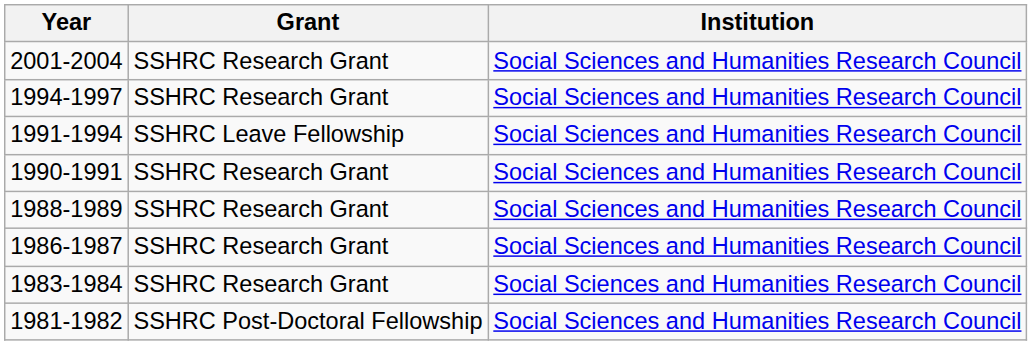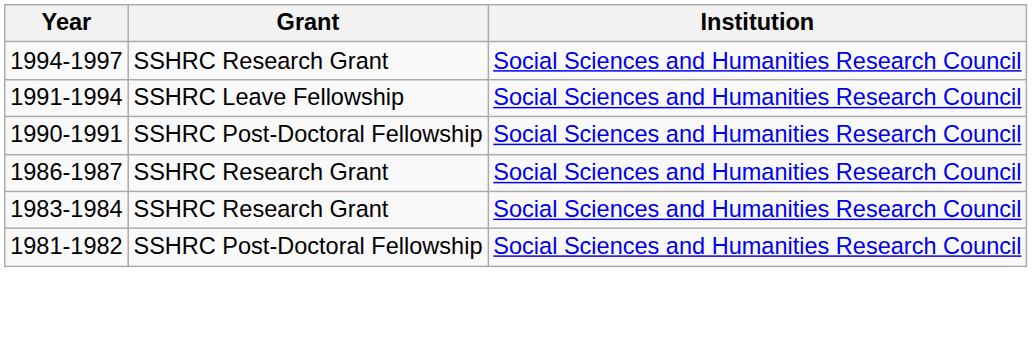- row: (66, 60)
(261, 172) SSHRC Research Grant -> (308, 135) SSHRC Post-Doctoral Fellowship
- row: (66, 209)
